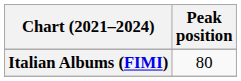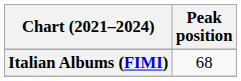(204, 62) 80 -> (204, 62) 68
